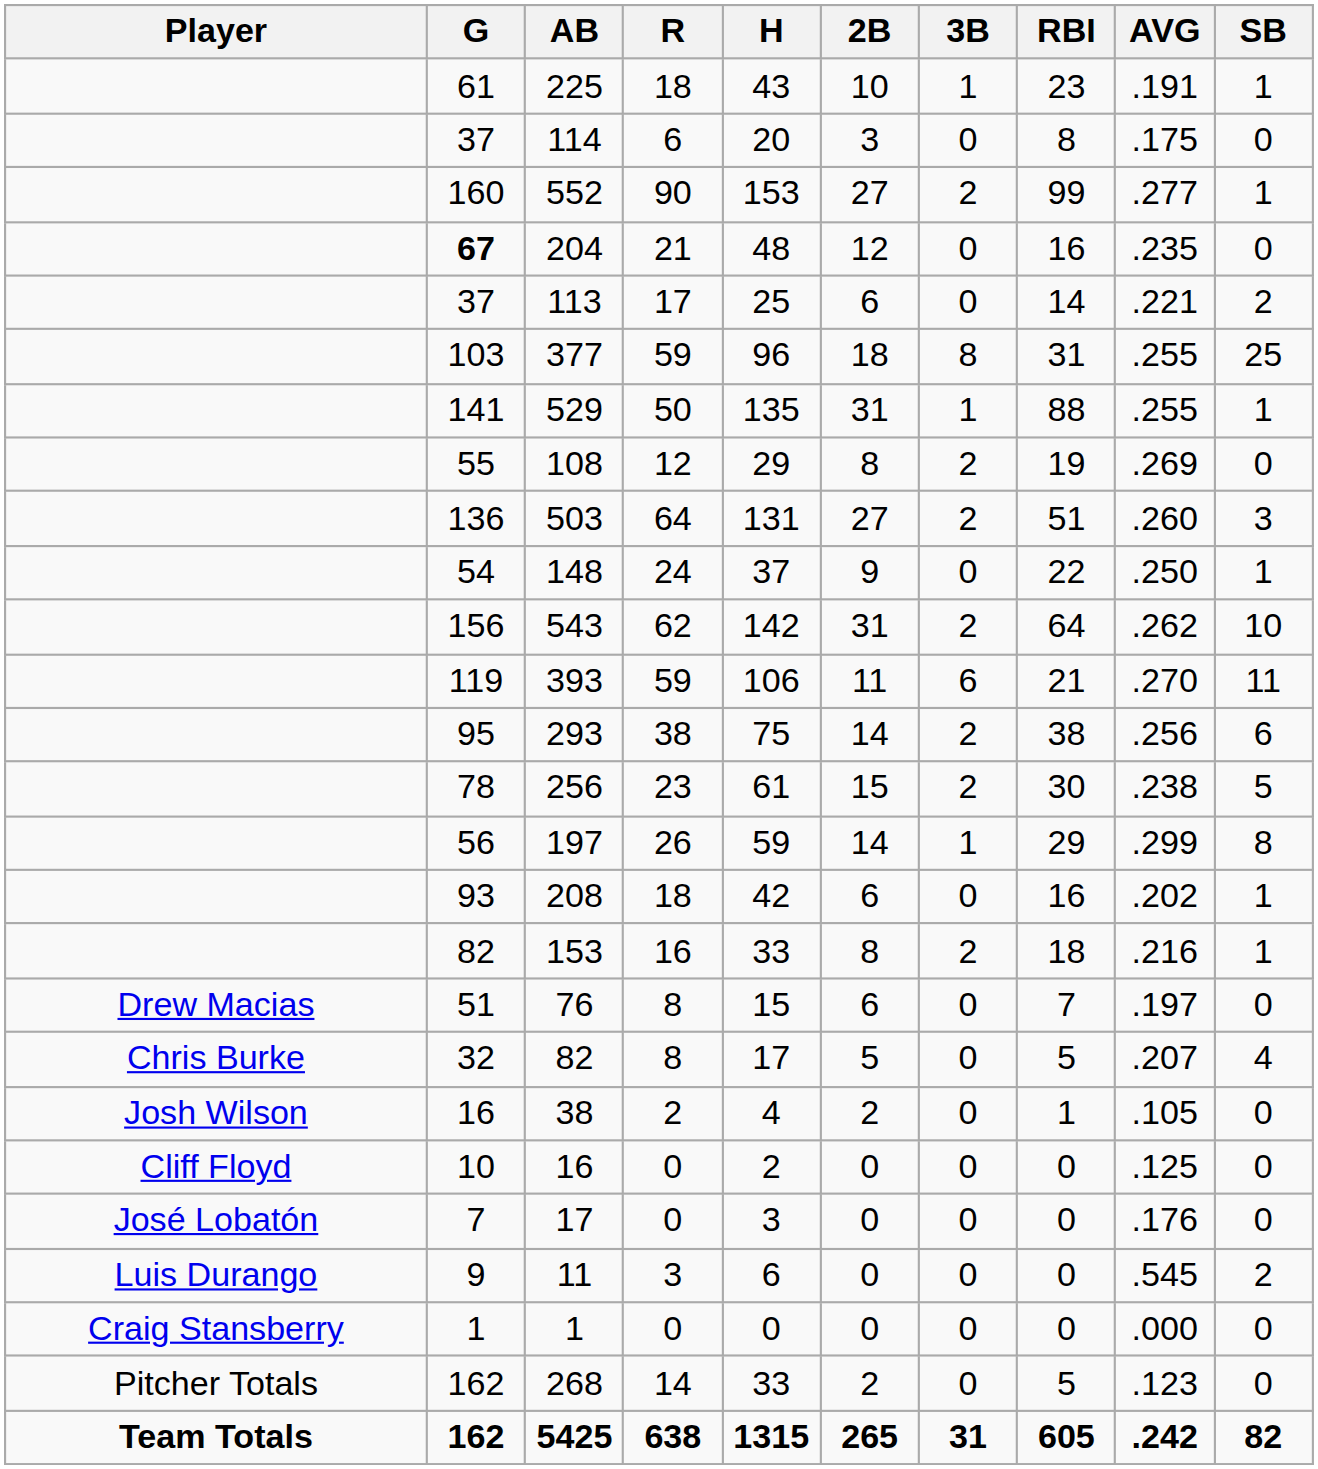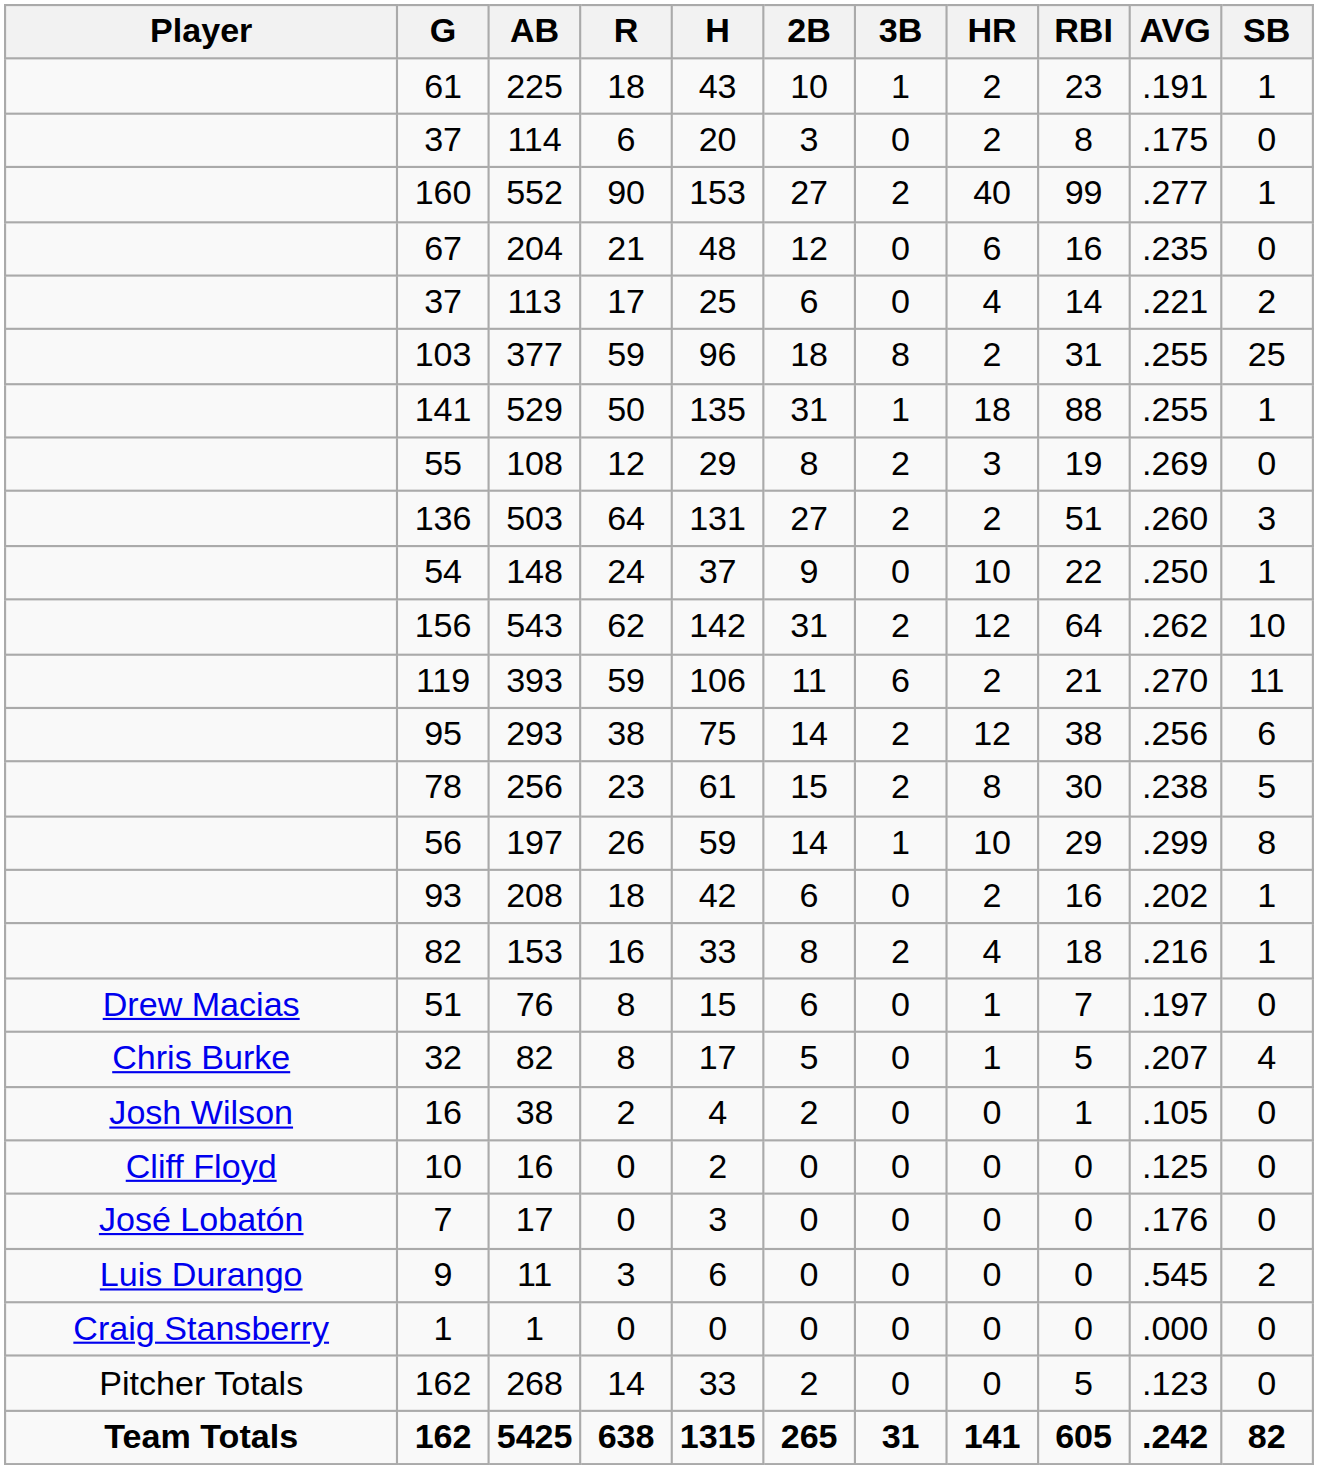+ column: (992, 31)
(476, 247) bold -> (443, 247) normal
